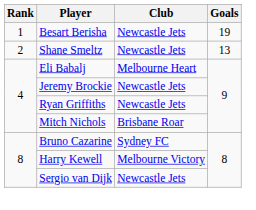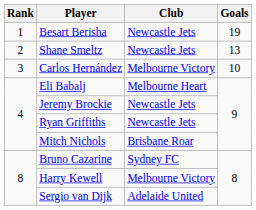+ row: (81, 68)
(151, 178) Newcastle Jets -> (165, 196) Adelaide United
